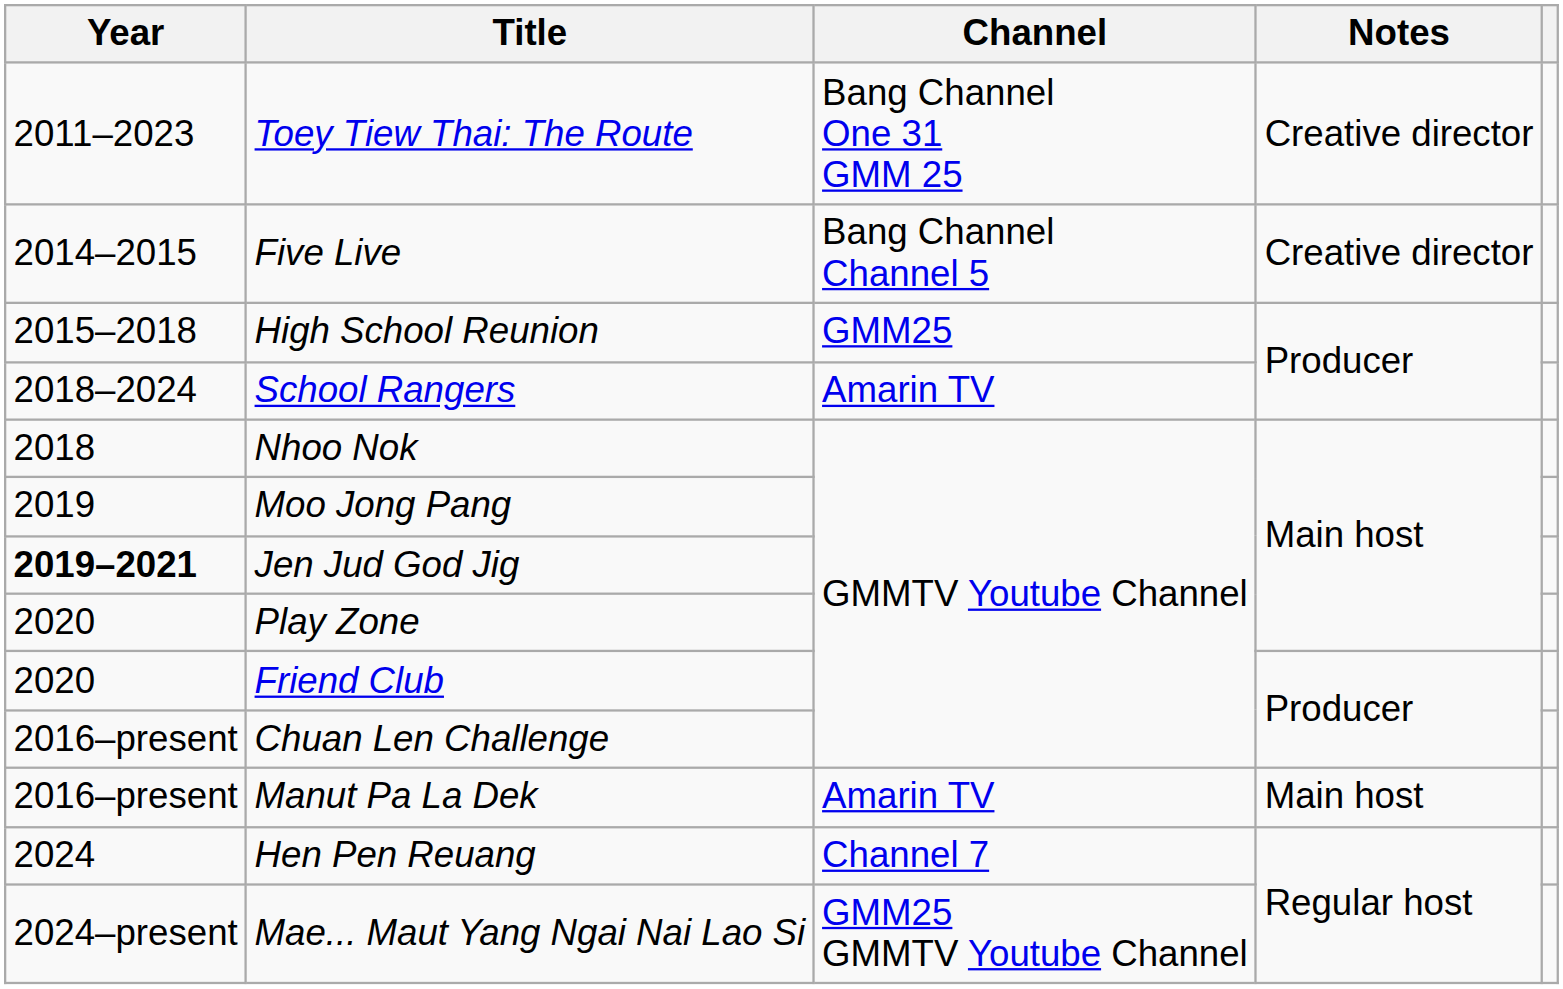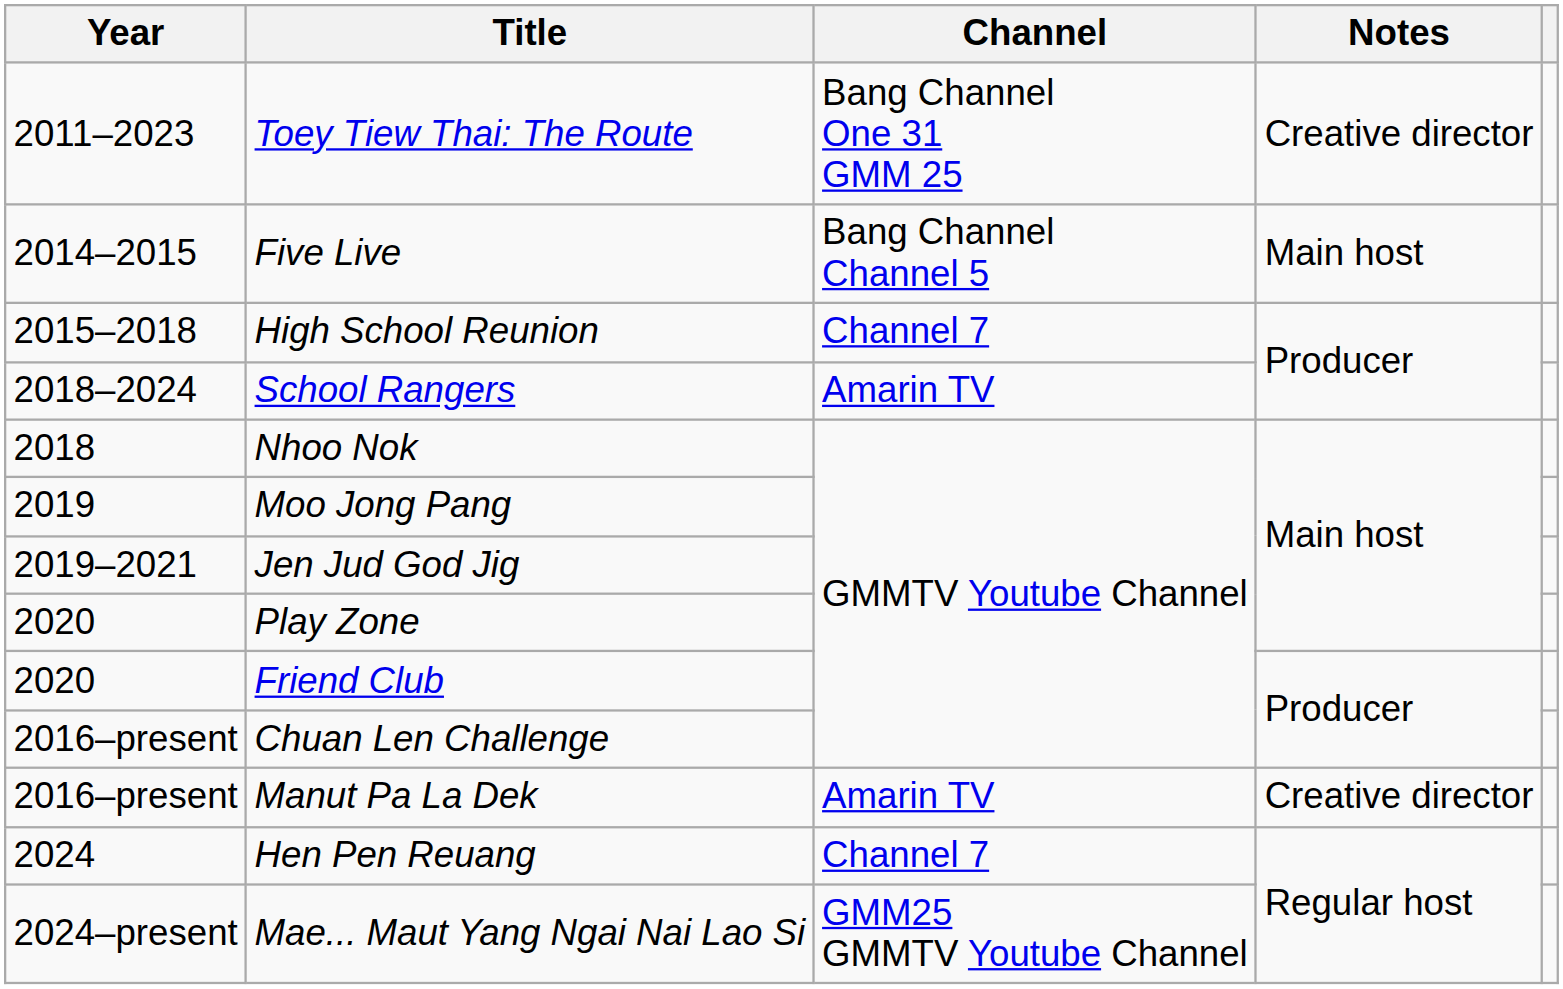(1399, 252) Creative director -> (1344, 252) Main host
(887, 331) GMM25 -> (906, 331) Channel 7
(105, 563) bold -> (105, 563) normal
(1344, 796) Main host -> (1399, 796) Creative director
